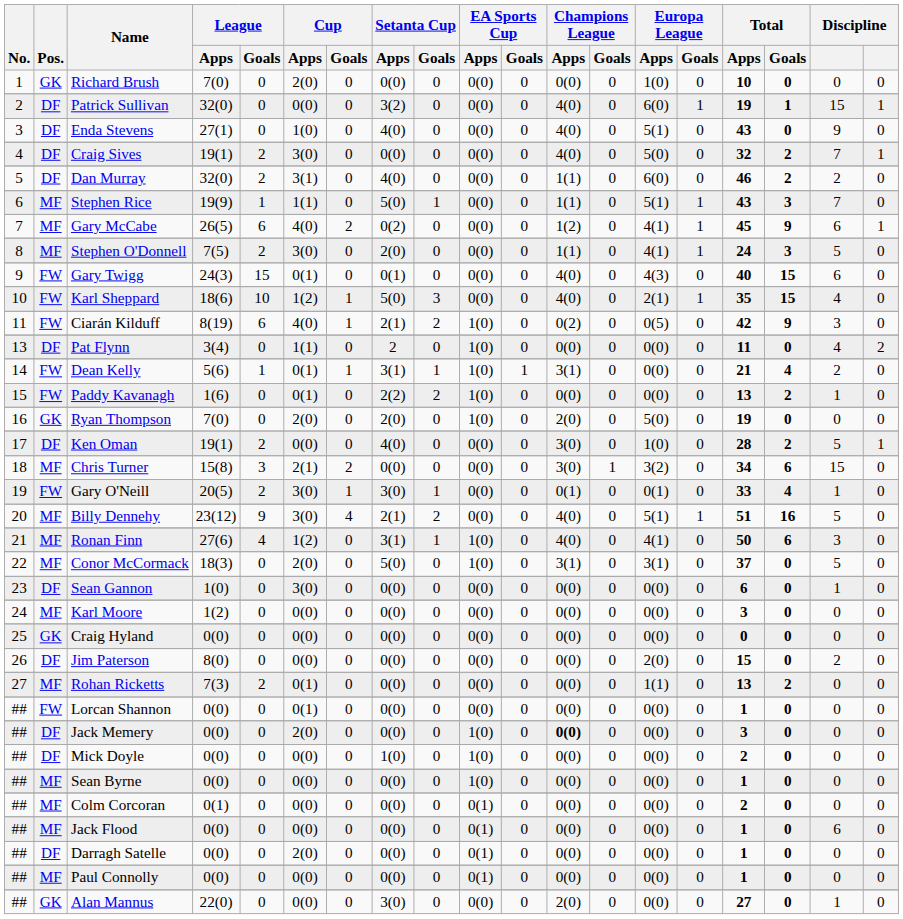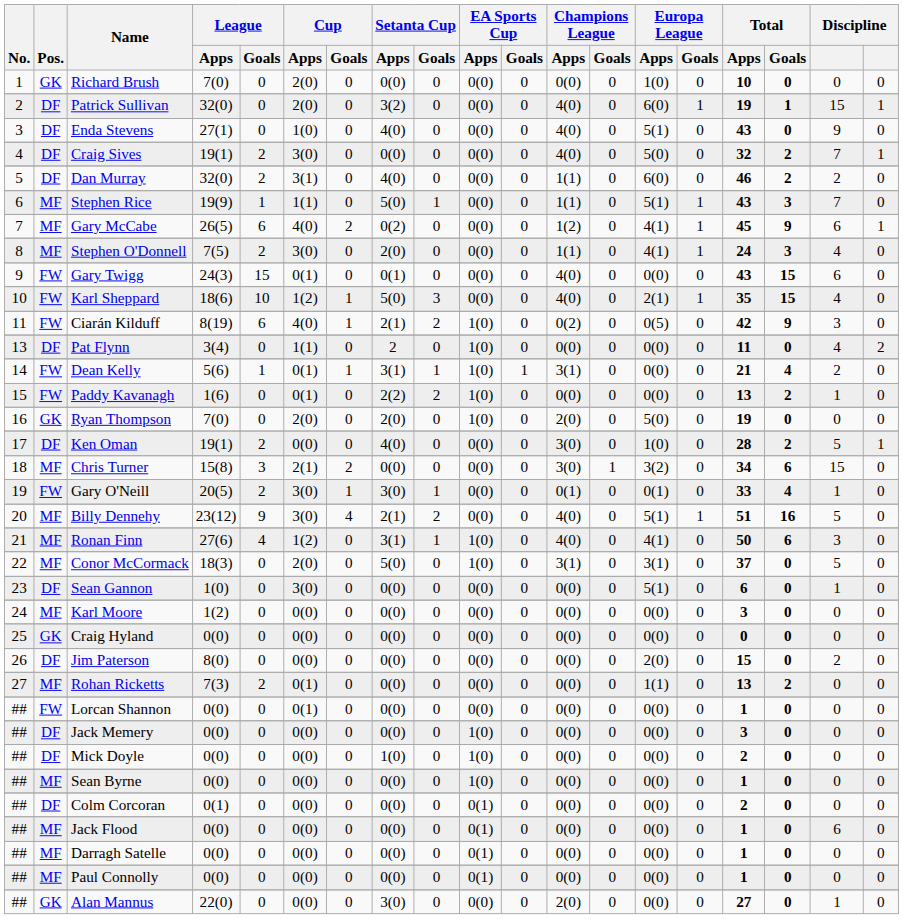(305, 105) 0(0) -> (305, 105) 2(0)
(837, 250) 5 -> (837, 250) 4
(656, 274) 4(3) -> (656, 274) 0(0)
(744, 274) 40 -> (744, 274) 43
(656, 588) 0(0) -> (656, 588) 5(1)
(305, 732) 2(0) -> (305, 732) 0(0)
(568, 732) bold -> (568, 732) normal
(51, 805) MF -> (51, 805) DF
(51, 853) DF -> (51, 853) MF
(305, 853) 2(0) -> (305, 853) 0(0)
